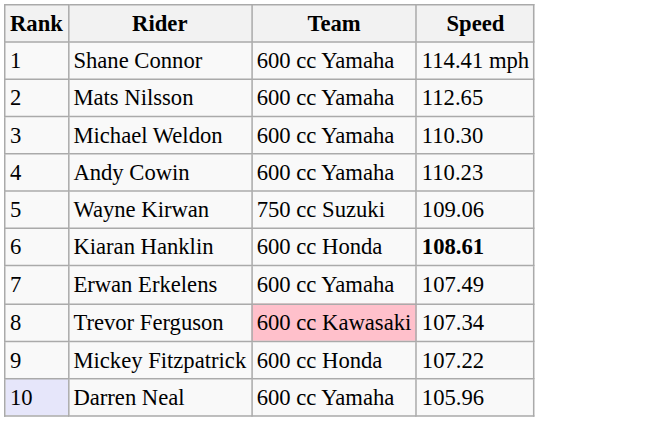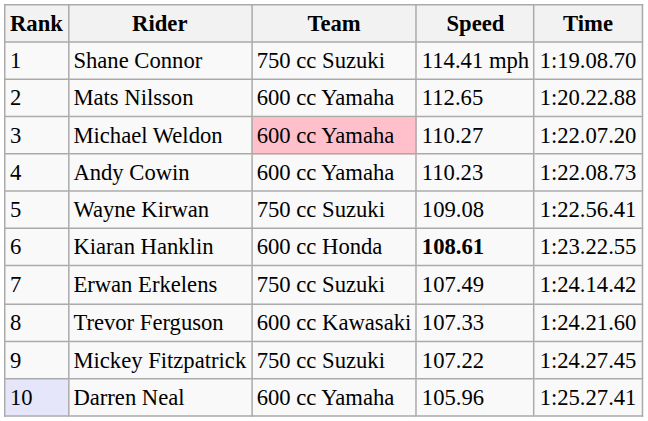+ column: (588, 23)
(326, 60) 600 cc Yamaha -> (321, 60) 750 cc Suzuki
(326, 135) no background -> (326, 135) pink background
(453, 135) 110.30 -> (453, 135) 110.27
(453, 210) 109.06 -> (453, 210) 109.08
(326, 284) 600 cc Yamaha -> (321, 284) 750 cc Suzuki
(334, 322) pink background -> (334, 322) no background
(453, 322) 107.34 -> (453, 322) 107.33
(320, 359) 600 cc Honda -> (321, 359) 750 cc Suzuki
